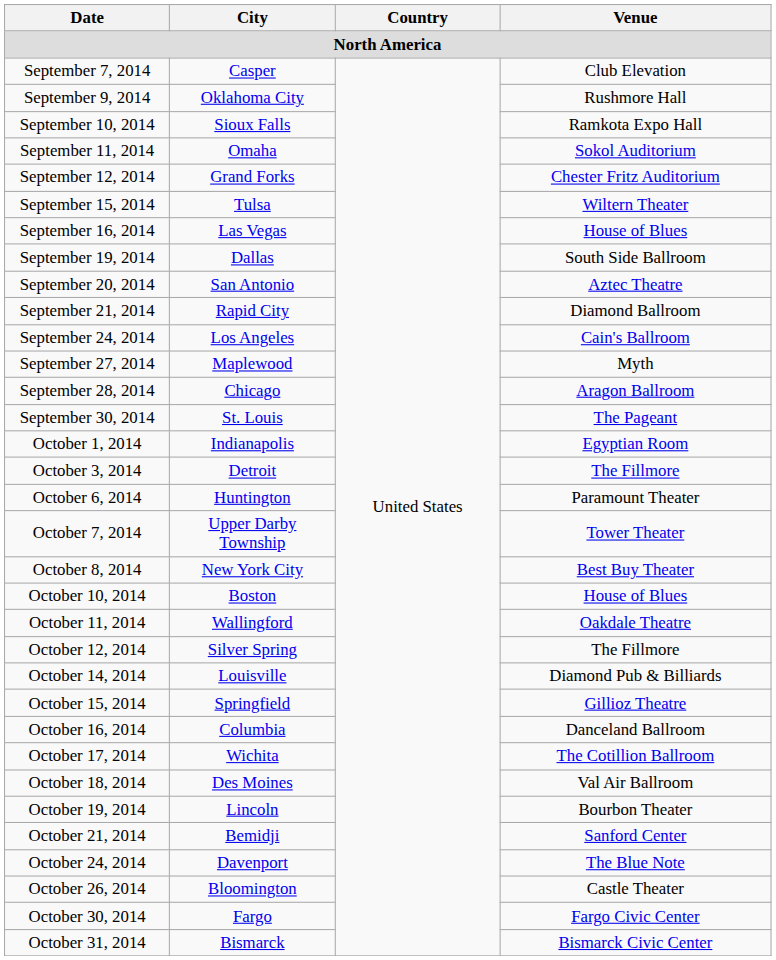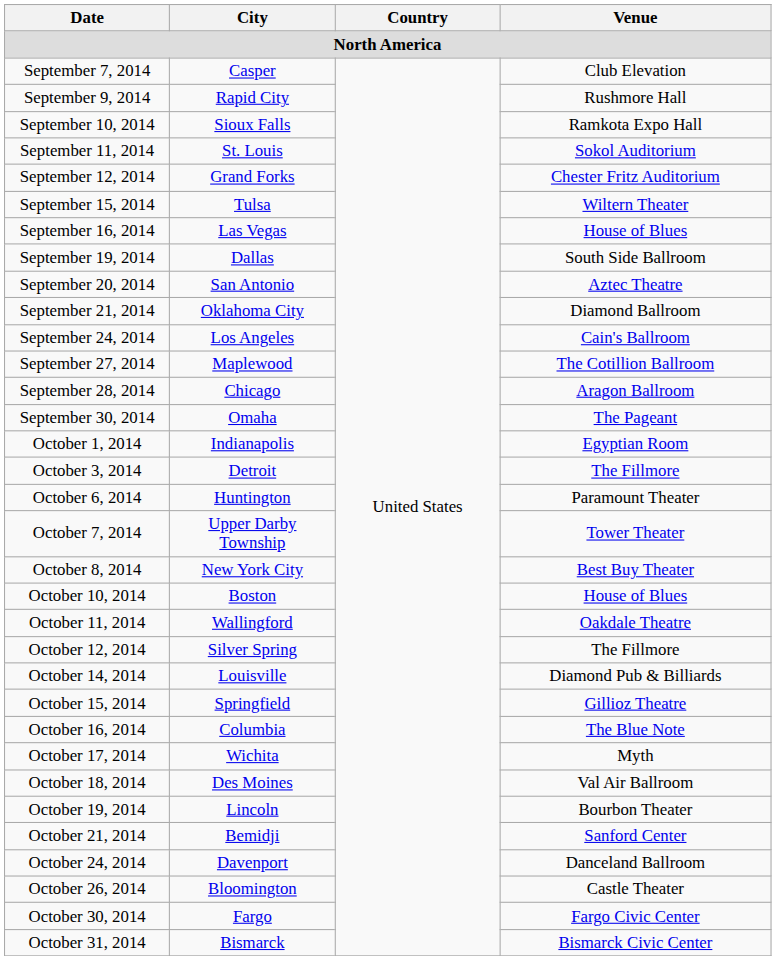(252, 97) Oklahoma City -> (252, 97) Rapid City
(252, 151) Omaha -> (252, 151) St. Louis
(252, 310) Rapid City -> (252, 310) Oklahoma City
(635, 364) Myth -> (635, 364) The Cotillion Ballroom
(252, 417) St. Louis -> (252, 417) Omaha
(635, 729) Danceland Ballroom -> (635, 729) The Blue Note
(635, 756) The Cotillion Ballroom -> (635, 756) Myth
(635, 862) The Blue Note -> (635, 862) Danceland Ballroom
